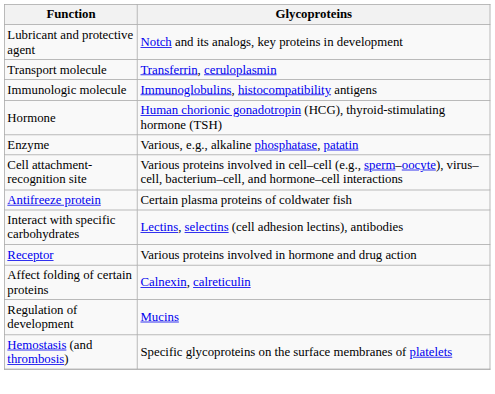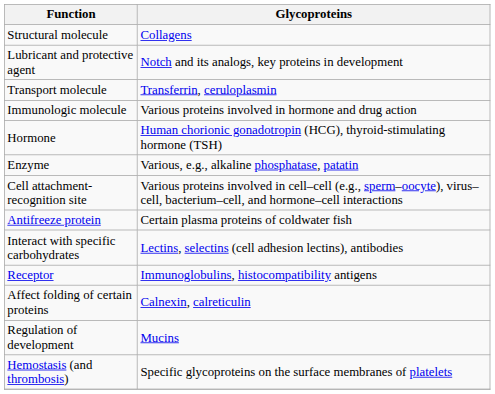+ row: (58, 34)
(259, 89) Immunoglobulins, histocompatibility antigens -> (279, 110) Various proteins involved in hormone and drug action
(279, 254) Various proteins involved in hormone and drug action -> (259, 275) Immunoglobulins, histocompatibility antigens
